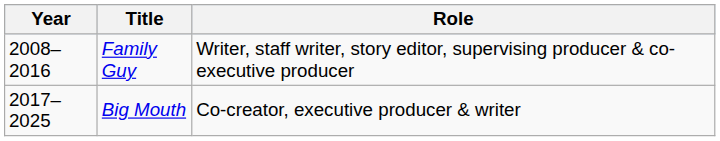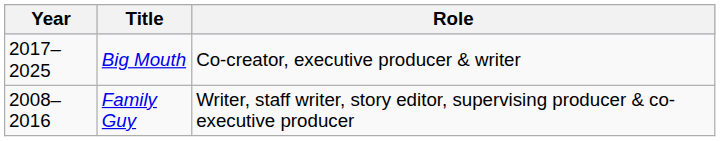rows swapped: (129, 59) <-> (144, 110)
